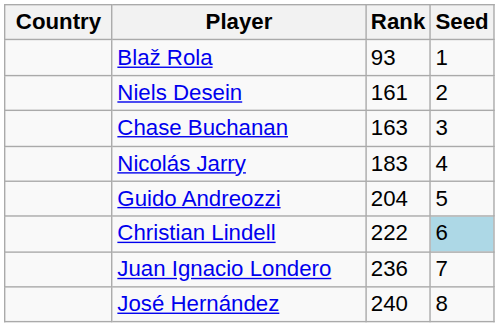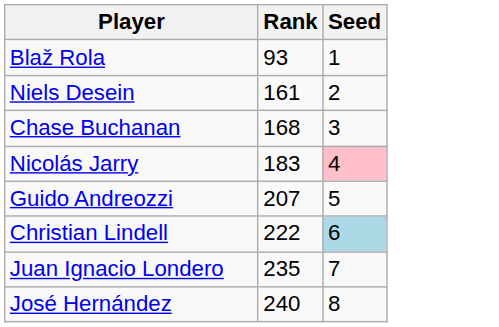- column: (58, 22)
(389, 127) 163 -> (282, 127) 168
(442, 163) no background -> (334, 163) pink background
(389, 198) 204 -> (282, 198) 207
(389, 269) 236 -> (282, 269) 235
